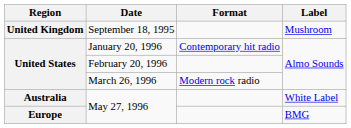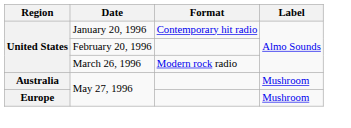- row: (45, 30)
(311, 98) White Label -> (286, 81) Mushroom
(297, 115) BMG -> (286, 98) Mushroom
